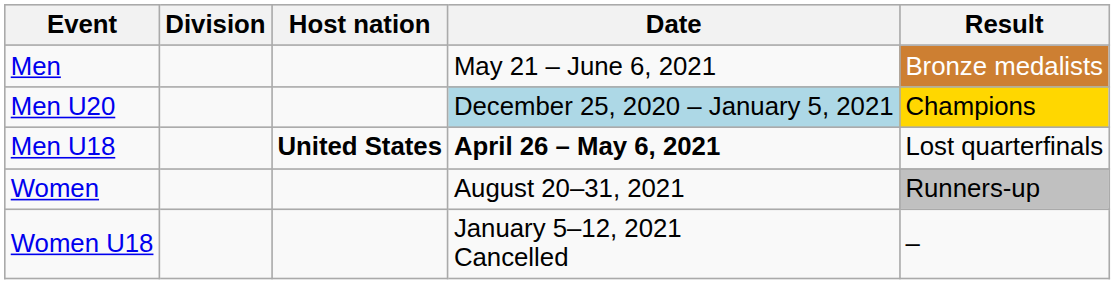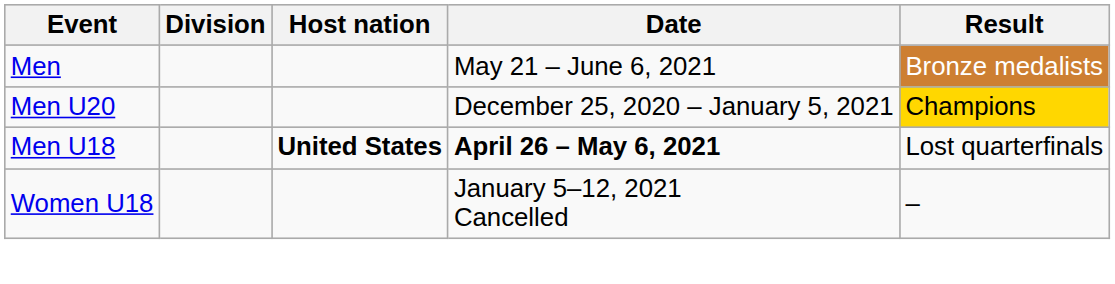(674, 106) lightblue background -> (674, 106) no background
- row: (55, 188)
